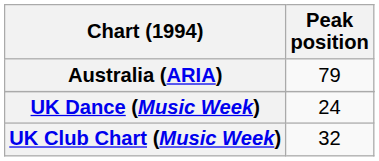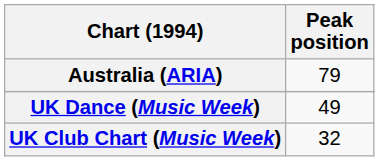(330, 107) 24 -> (330, 107) 49
